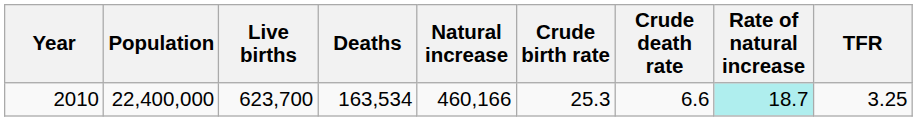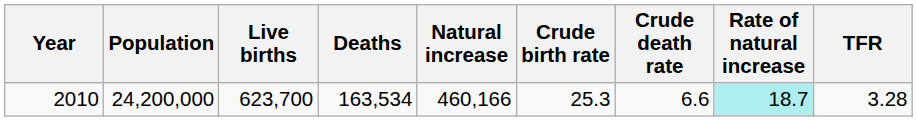(163, 99) 22,400,000 -> (163, 99) 24,200,000
(888, 99) 3.25 -> (888, 99) 3.28
